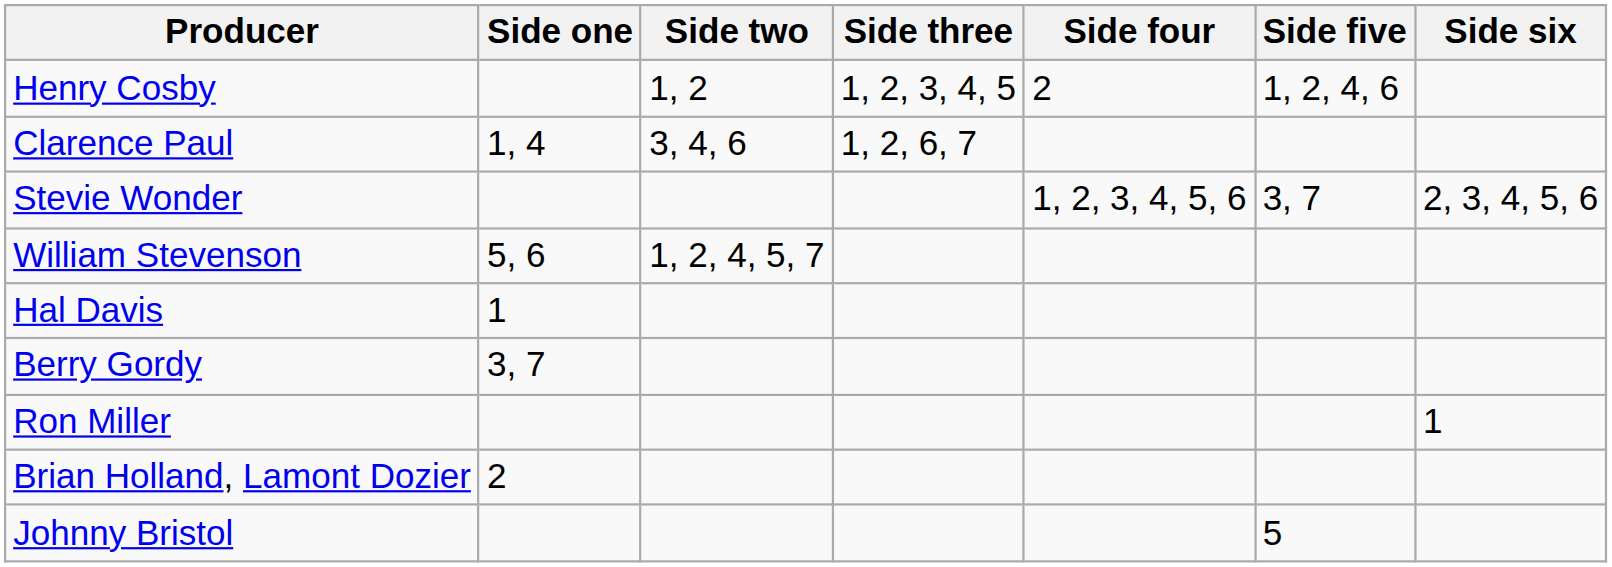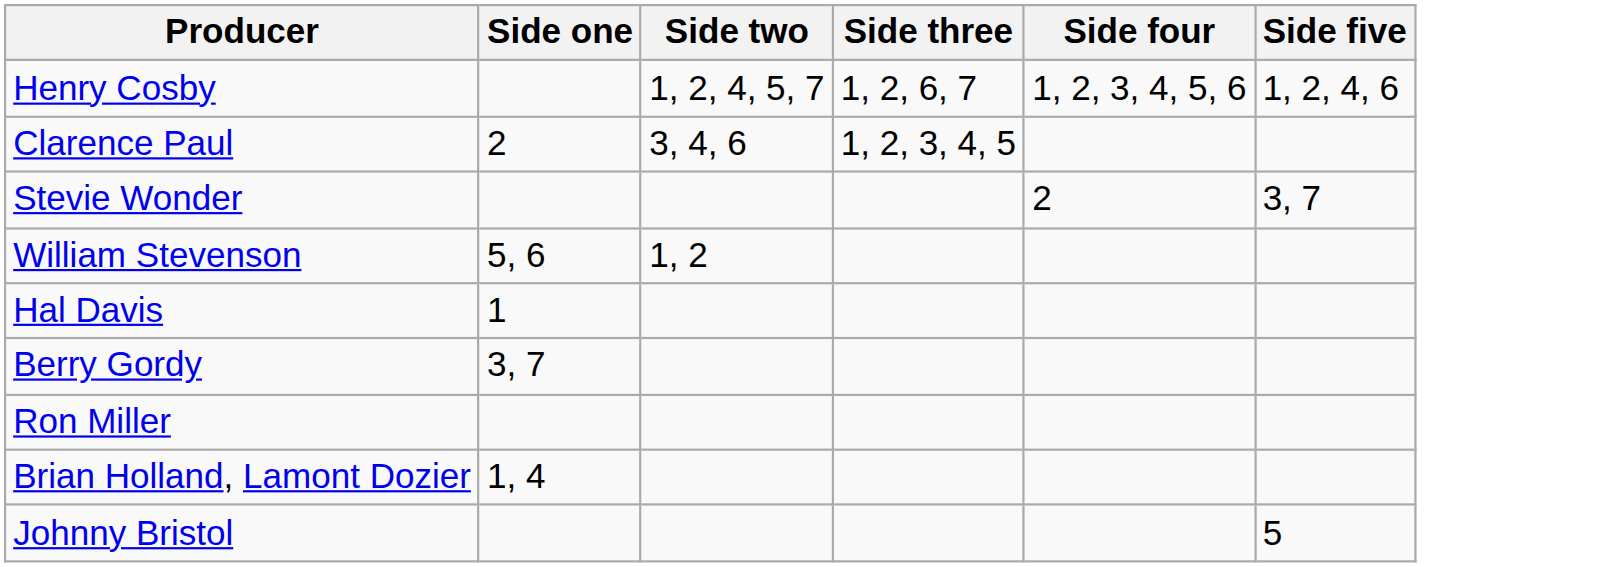- column: (1511, 32)
(678, 87) 1, 2 -> (737, 87) 1, 2, 4, 5, 7
(928, 87) 1, 2, 3, 4, 5 -> (909, 87) 1, 2, 6, 7
(1042, 87) 2 -> (1139, 87) 1, 2, 3, 4, 5, 6
(516, 143) 1, 4 -> (497, 143) 2
(909, 143) 1, 2, 6, 7 -> (928, 143) 1, 2, 3, 4, 5
(1139, 198) 1, 2, 3, 4, 5, 6 -> (1042, 198) 2
(737, 254) 1, 2, 4, 5, 7 -> (678, 254) 1, 2
(497, 476) 2 -> (516, 476) 1, 4
